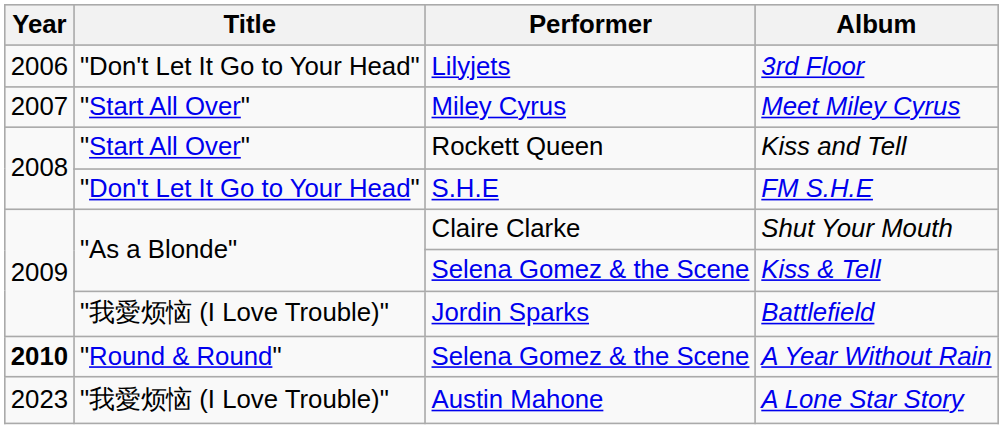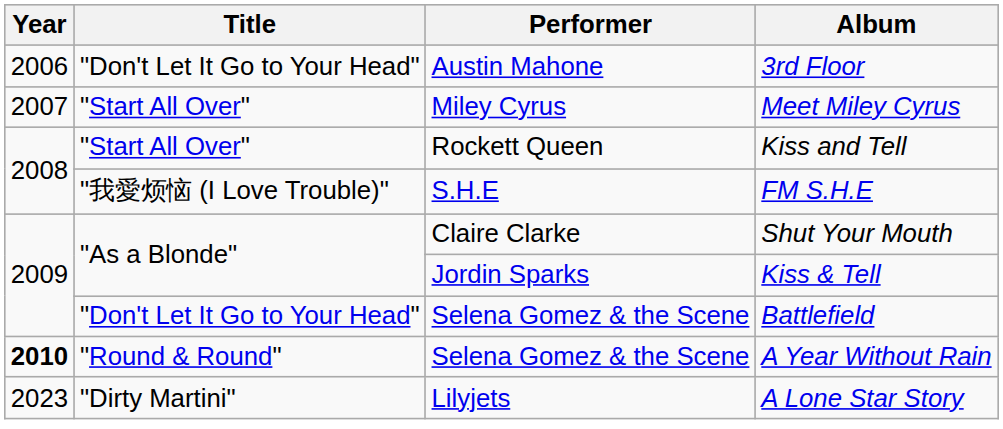(471, 65) Lilyjets -> (517, 65) Austin Mahone
(250, 188) "Don't Let It Go to Your Head" -> (234, 189) "我愛烦恼 (I Love Trouble)"
(590, 270) Selena Gomez & the Scene -> (510, 274) Jordin Sparks
(234, 312) "我愛烦恼 (I Love Trouble)" -> (250, 315) "Don't Let It Go to Your Head"
(510, 313) Jordin Sparks -> (590, 315) Selena Gomez & the Scene
(234, 399) "我愛烦恼 (I Love Trouble)" -> (158, 397) "Dirty Martini"
(517, 399) Austin Mahone -> (471, 397) Lilyjets
